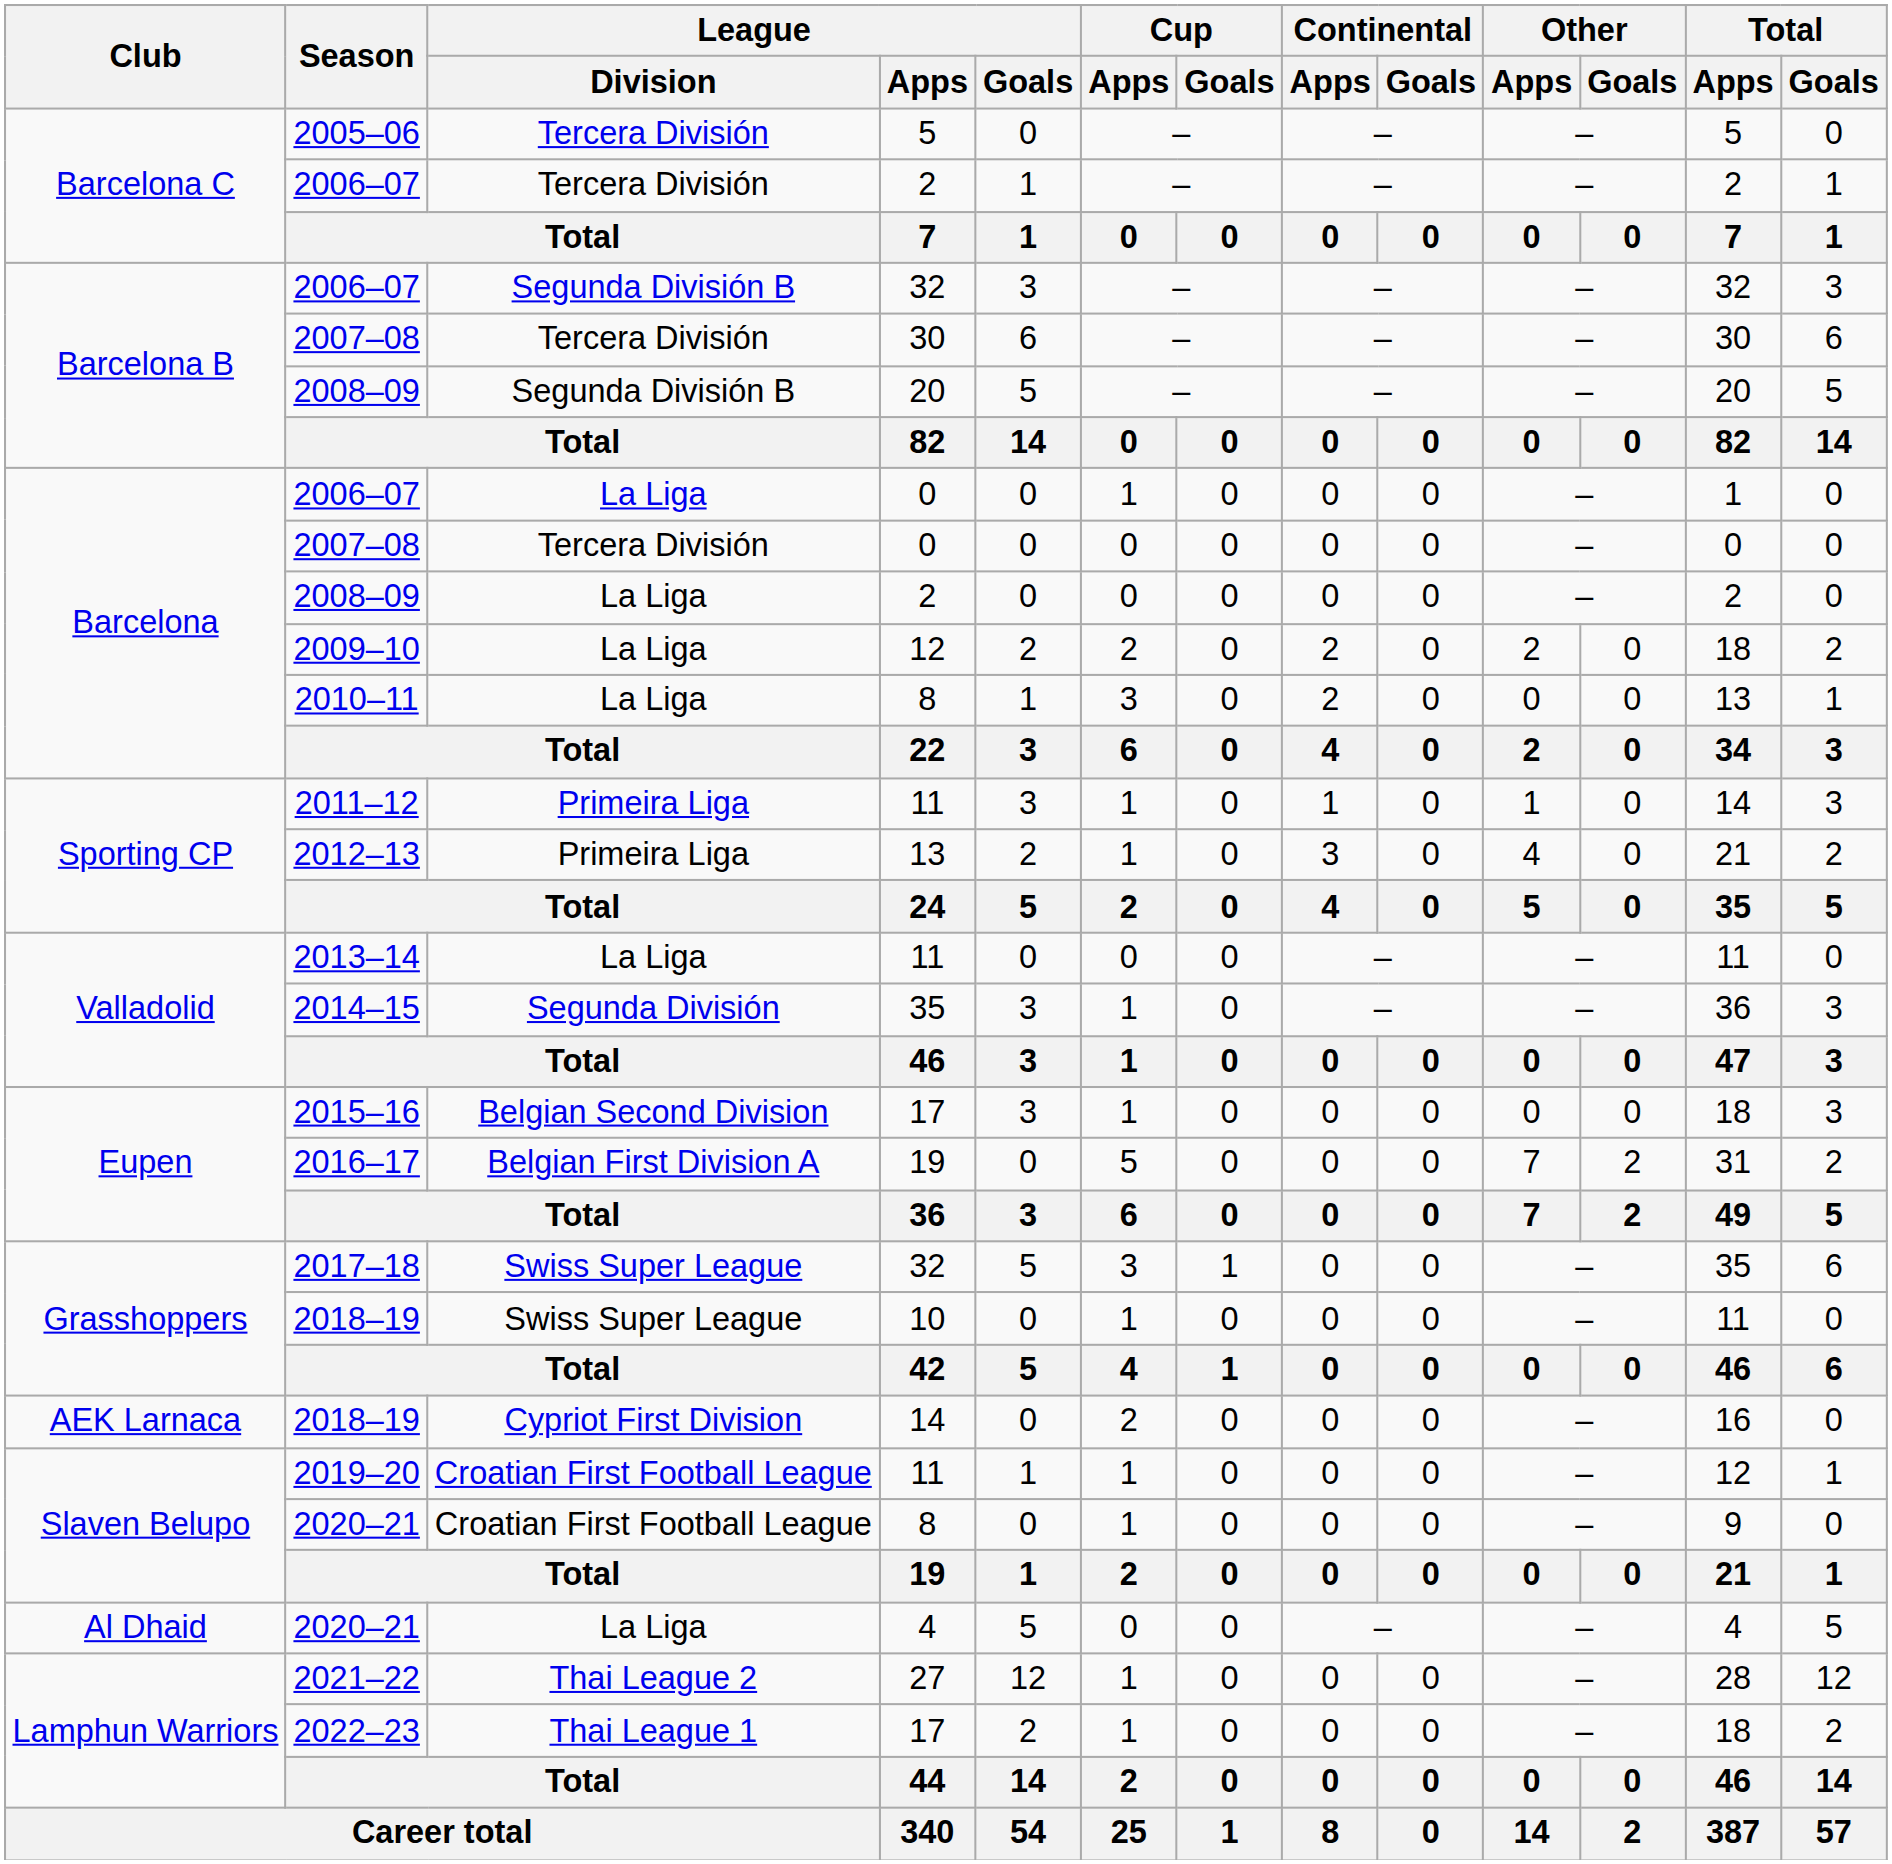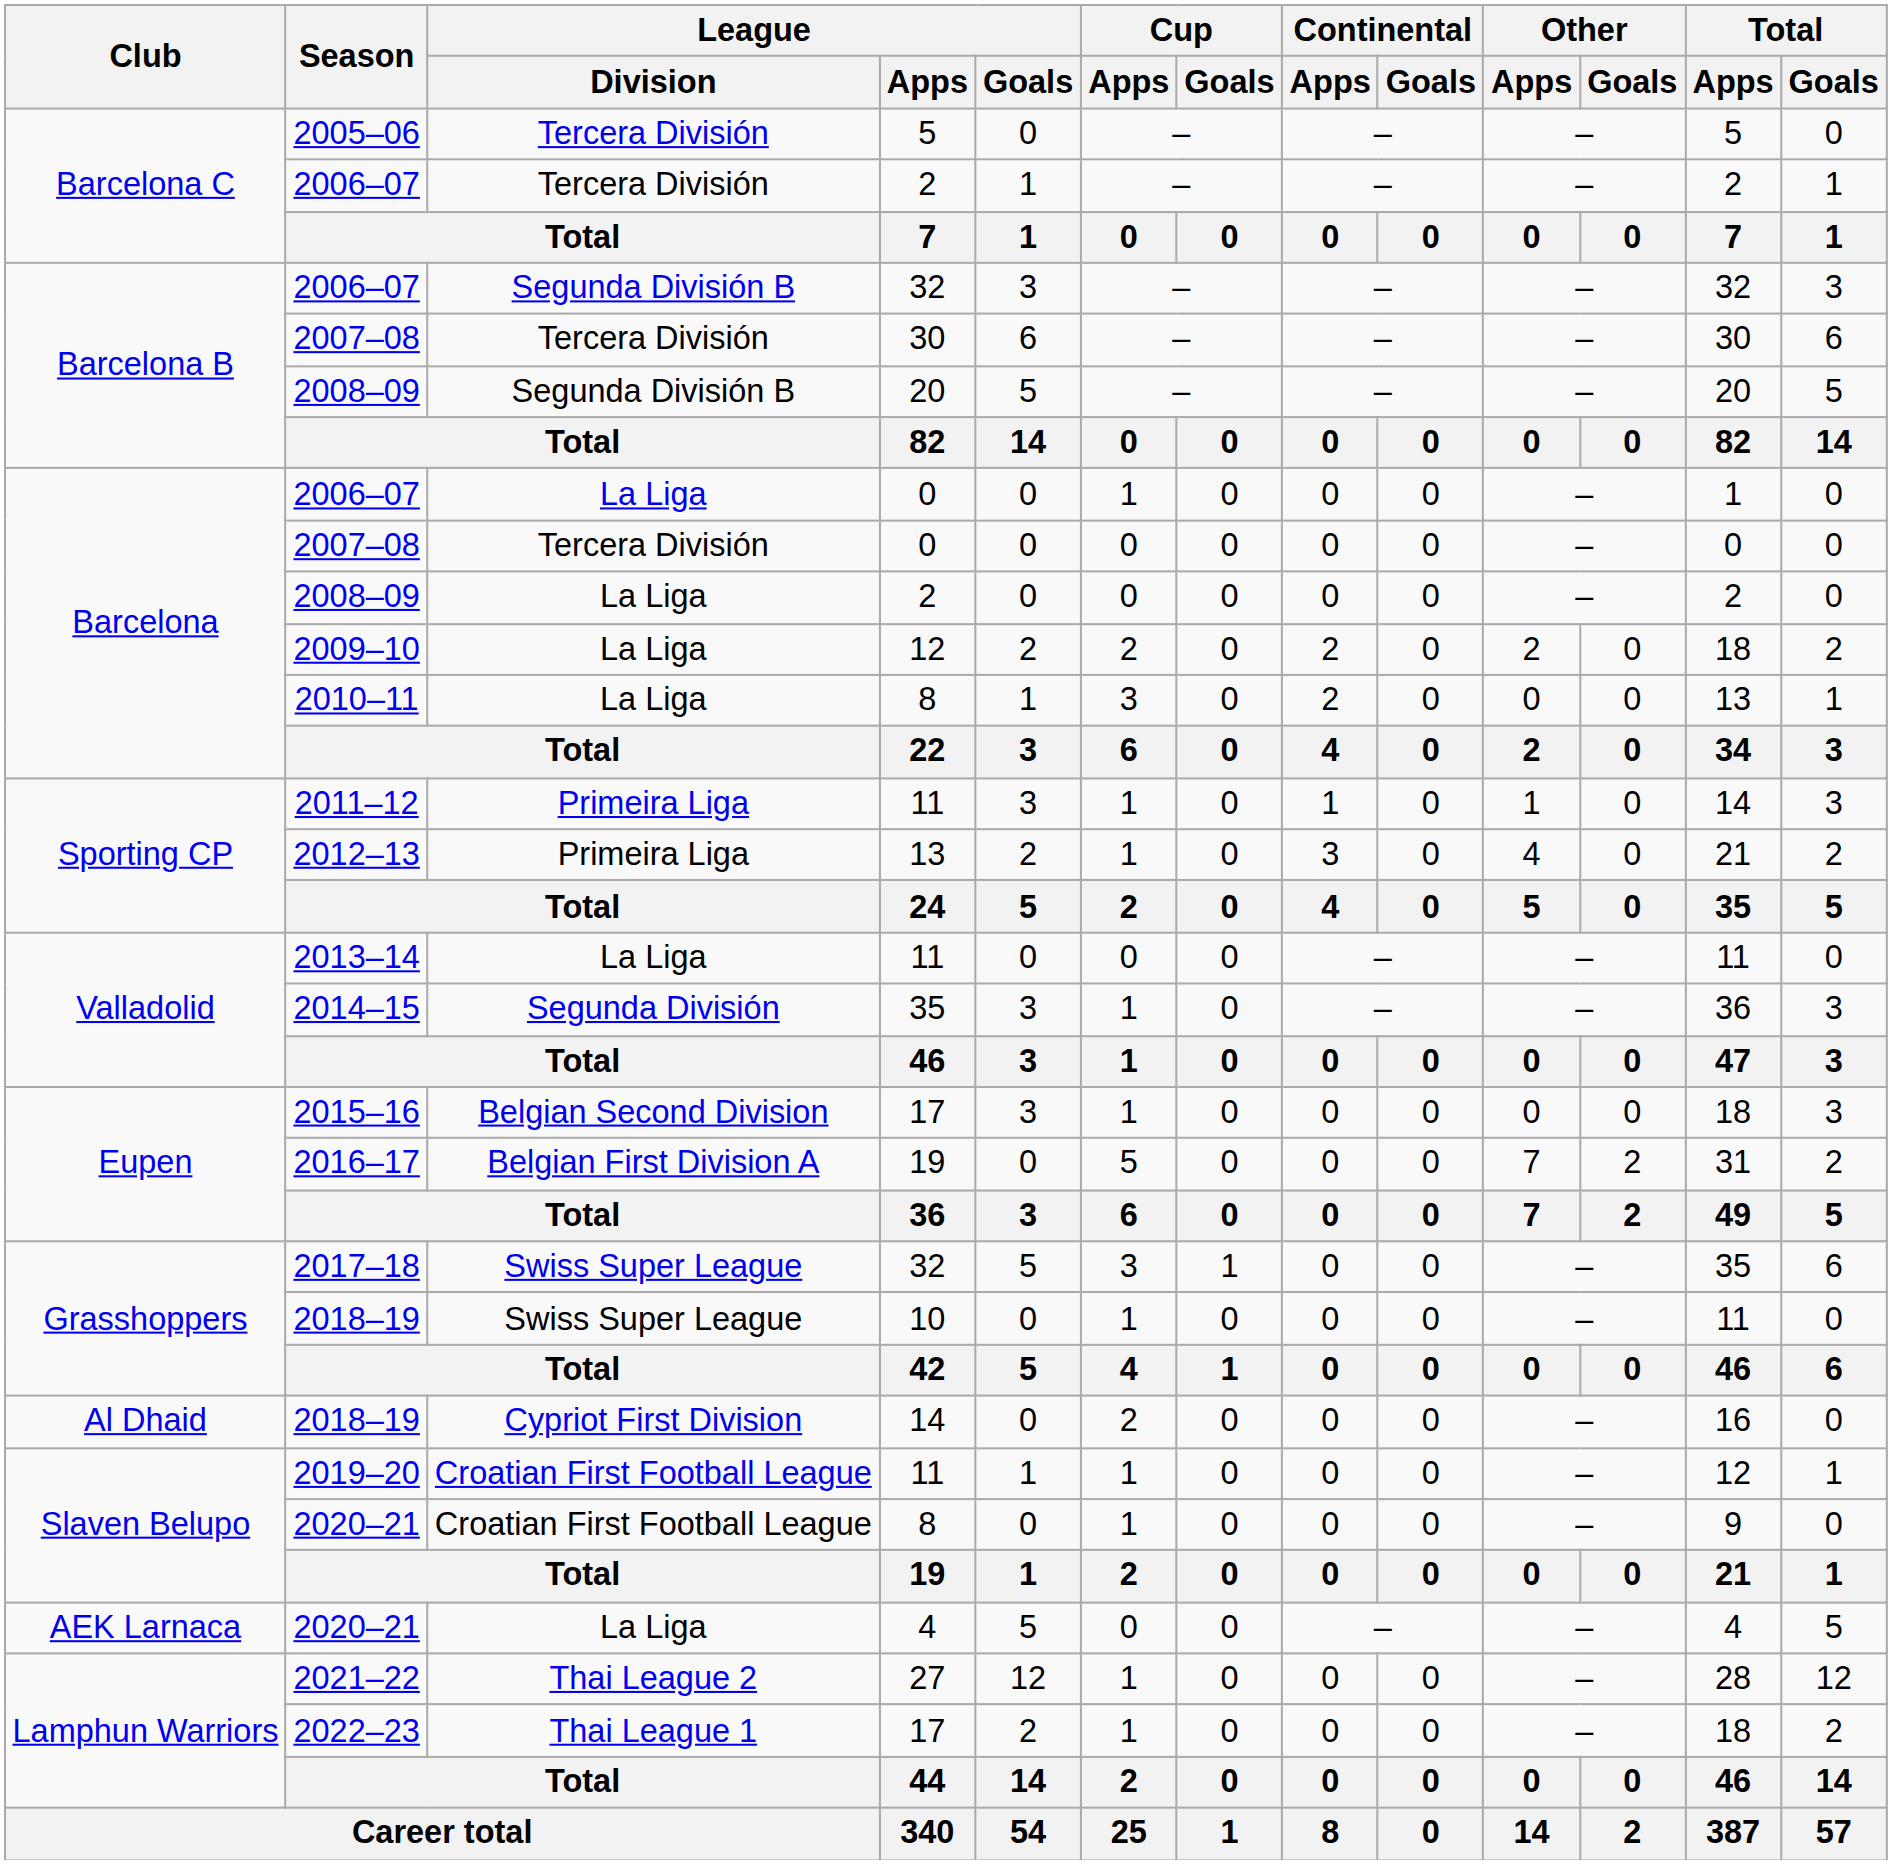(145, 1421) AEK Larnaca -> (145, 1421) Al Dhaid
(145, 1627) Al Dhaid -> (145, 1627) AEK Larnaca
